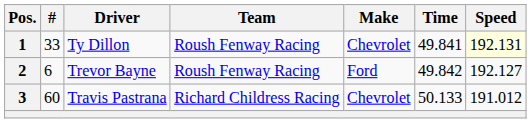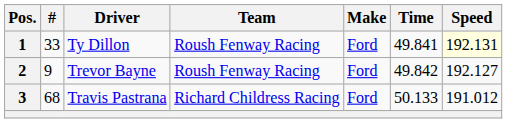(379, 44) Chevrolet -> (362, 44) Ford
(48, 71) 6 -> (48, 71) 9
(52, 97) 60 -> (52, 97) 68
(379, 97) Chevrolet -> (362, 97) Ford
